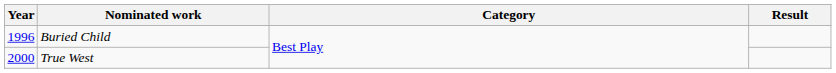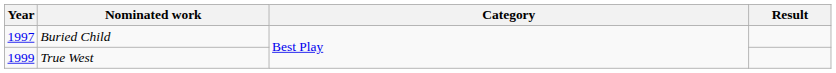(21, 36) 1996 -> (21, 36) 1997
(21, 57) 2000 -> (21, 57) 1999
